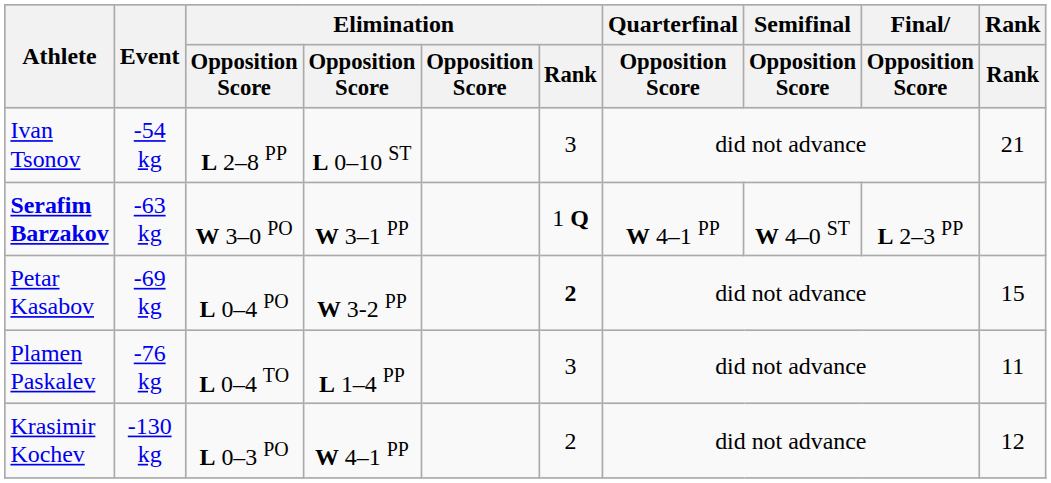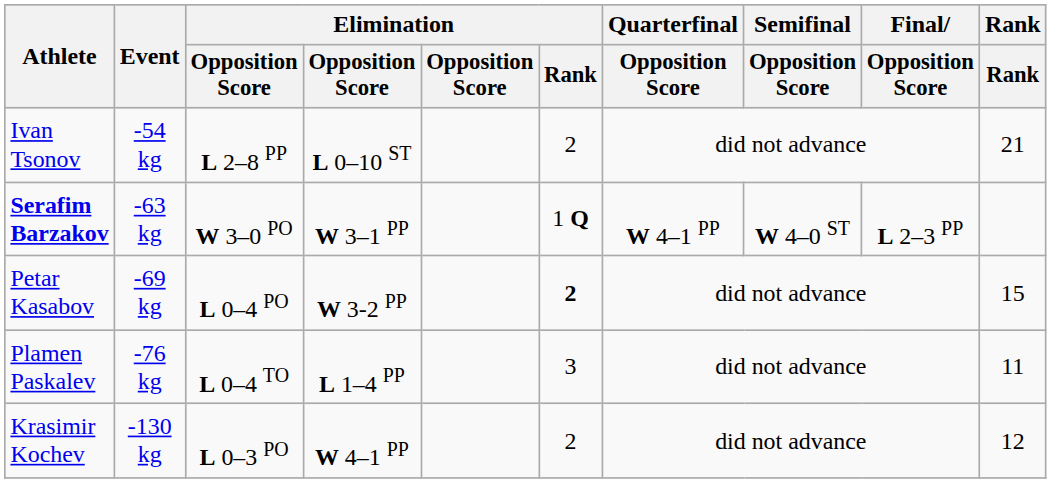(571, 145) 3 -> (571, 145) 2
